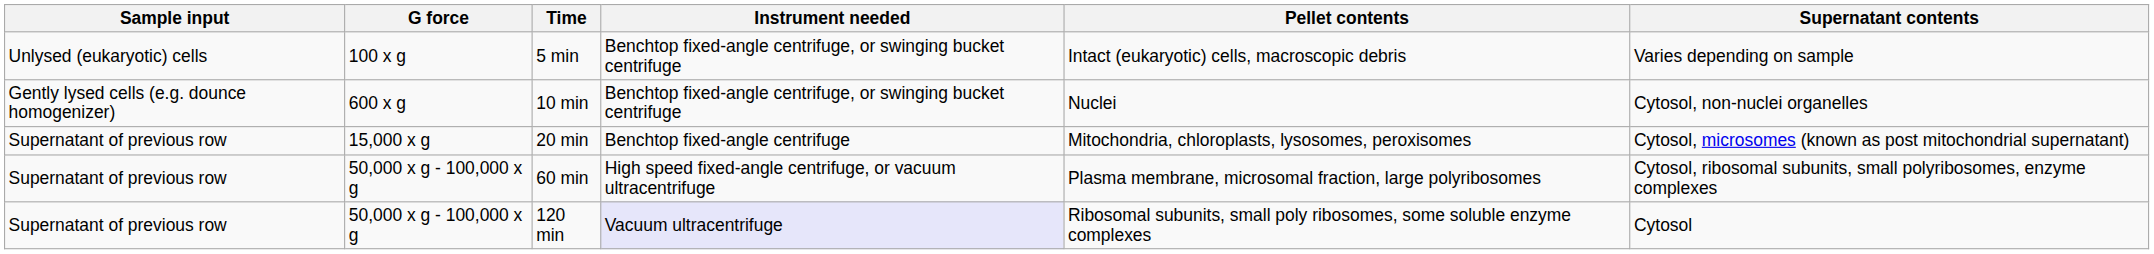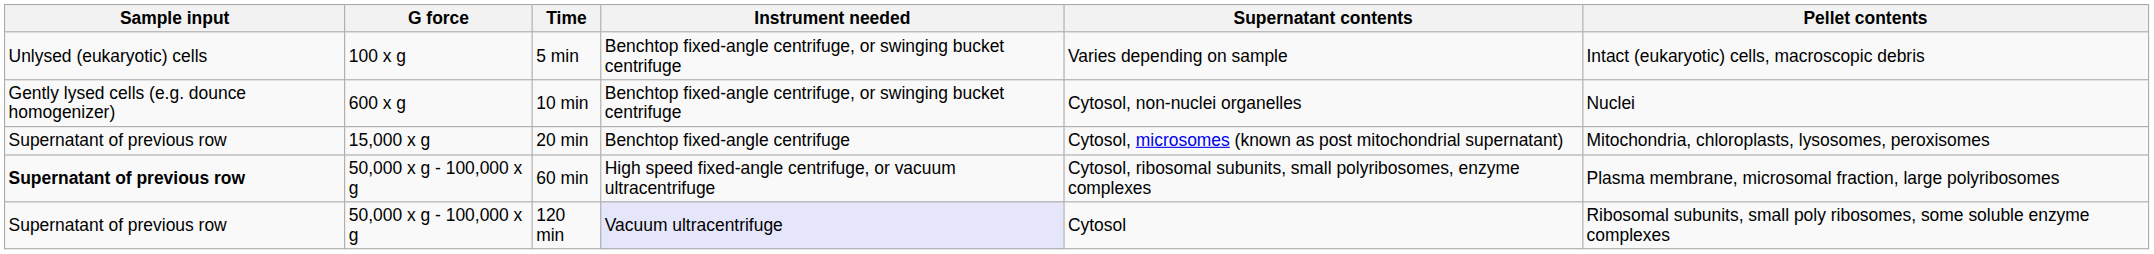columns swapped: (1347, 18) <-> (1889, 18)
(118, 178) normal -> (127, 178) bold
